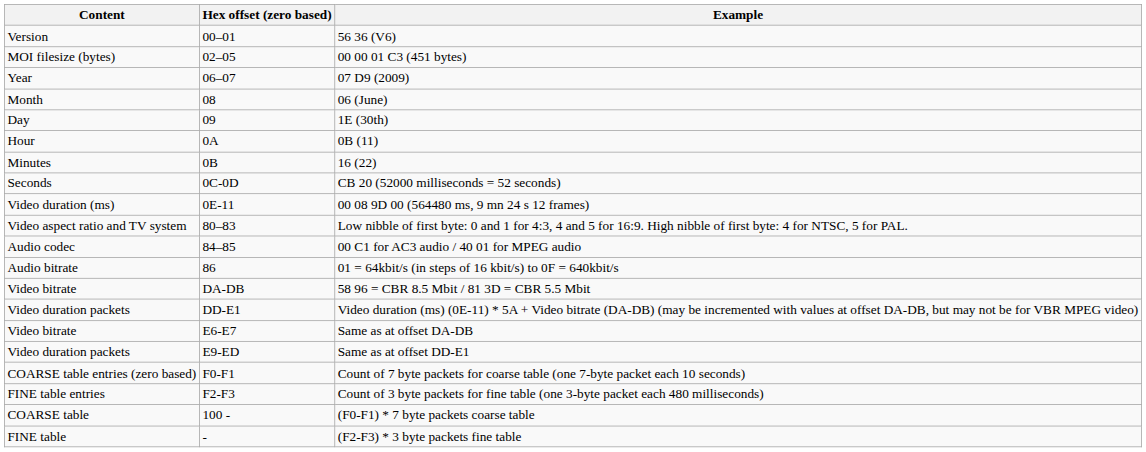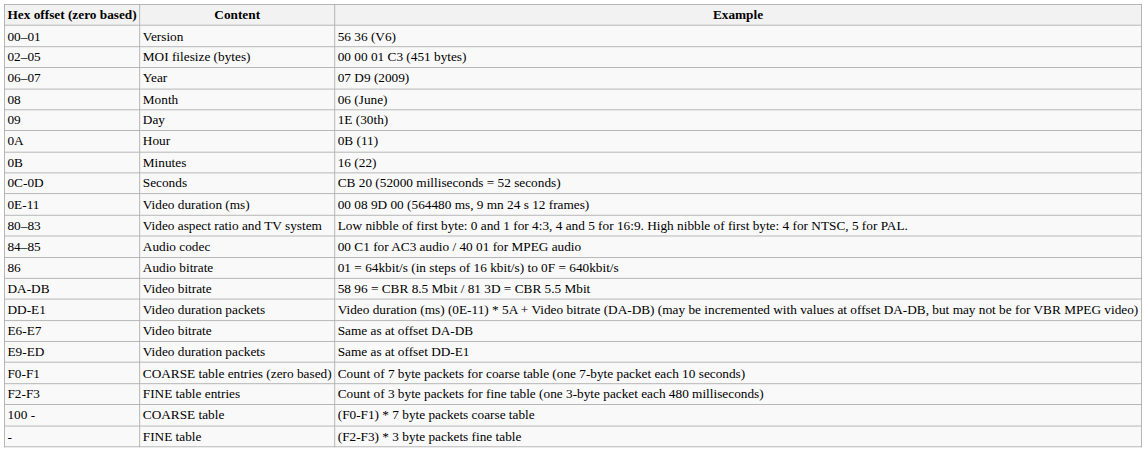columns swapped: (267, 15) <-> (102, 15)
